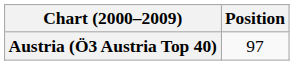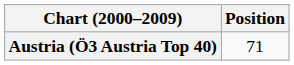(255, 45) 97 -> (255, 45) 71
